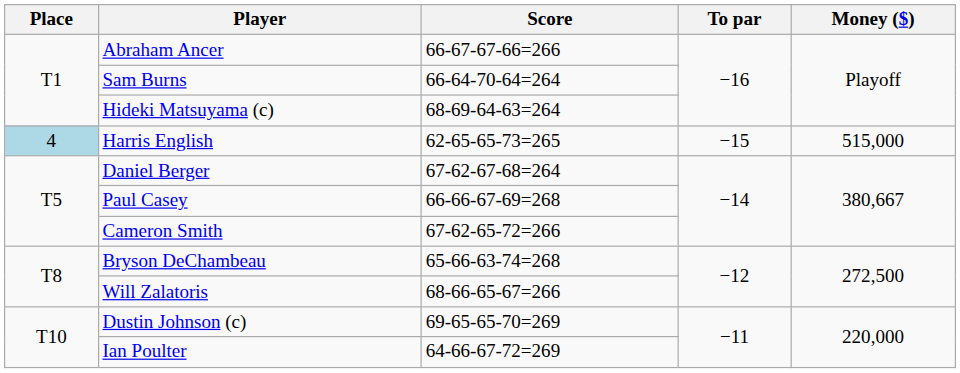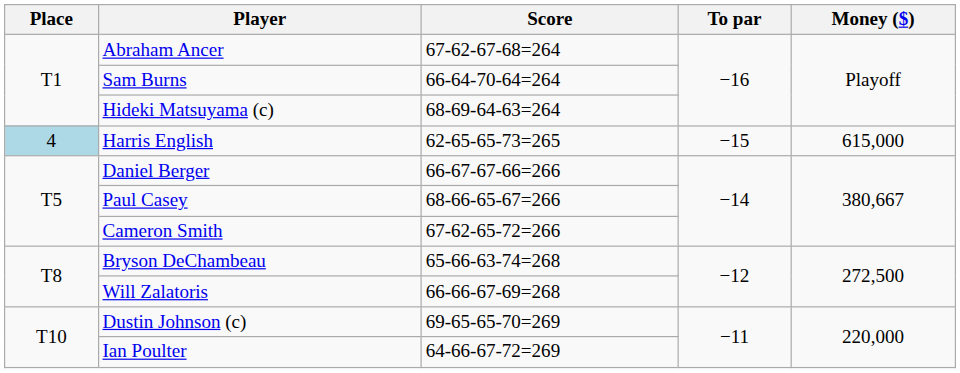(493, 49) 66-67-67-66=266 -> (493, 49) 67-62-67-68=264
(873, 140) 515,000 -> (873, 140) 615,000
(493, 170) 67-62-67-68=264 -> (493, 170) 66-67-67-66=266
(493, 200) 66-66-67-69=268 -> (493, 200) 68-66-65-67=266
(493, 291) 68-66-65-67=266 -> (493, 291) 66-66-67-69=268
